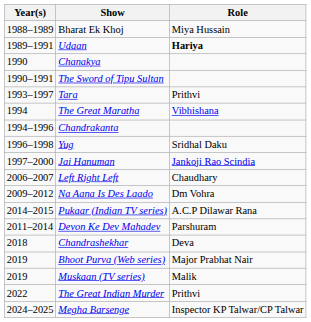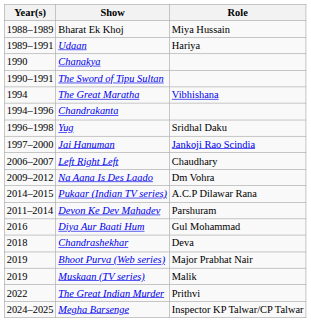(187, 45) bold -> (186, 45) normal
- row: (68, 95)
+ row: (101, 227)
